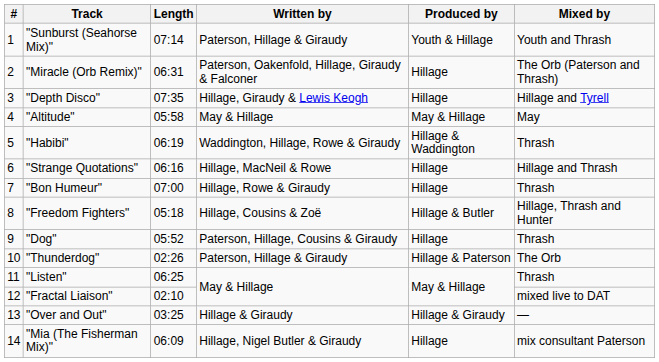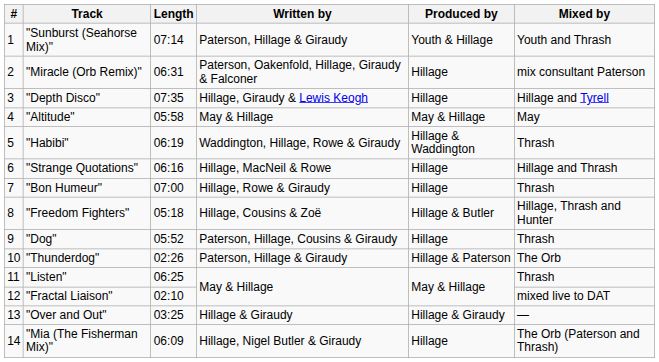(578, 72) The Orb (Paterson and Thrash) -> (581, 72) mix consultant Paterson
(581, 341) mix consultant Paterson -> (578, 341) The Orb (Paterson and Thrash)
